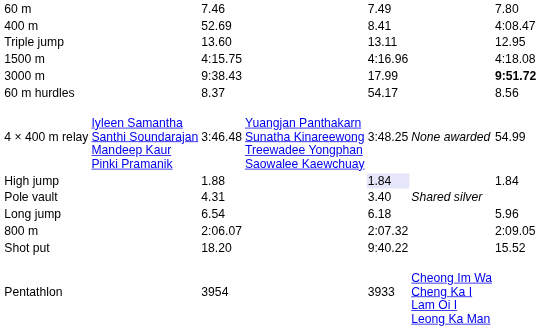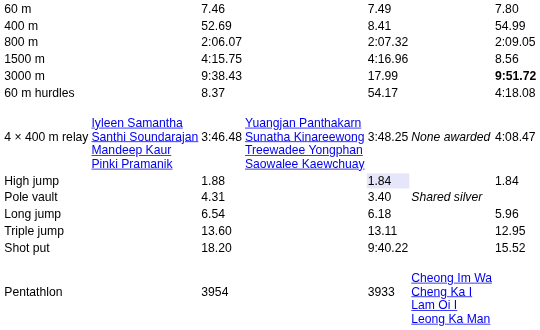(515, 25) 4:08.47 -> (510, 25) 54.99
rows swapped: (21, 231) <-> (34, 42)
(515, 59) 4:18.08 -> (507, 59) 8.56
(507, 92) 8.56 -> (515, 92) 4:18.08
(510, 136) 54.99 -> (515, 136) 4:08.47
